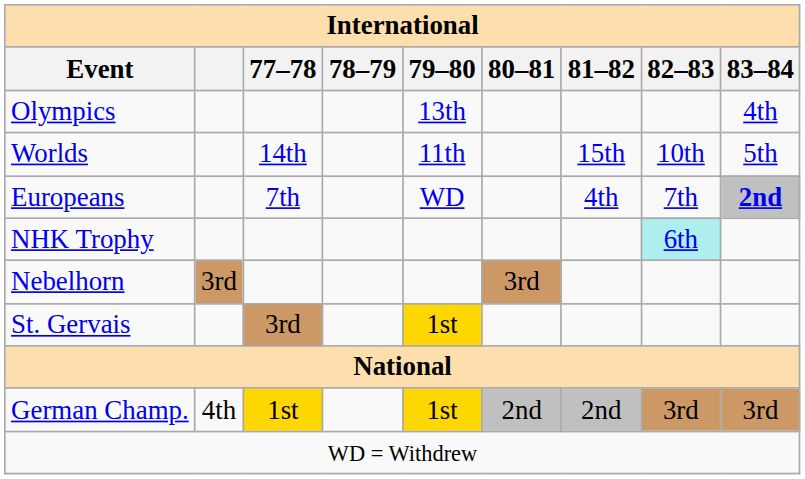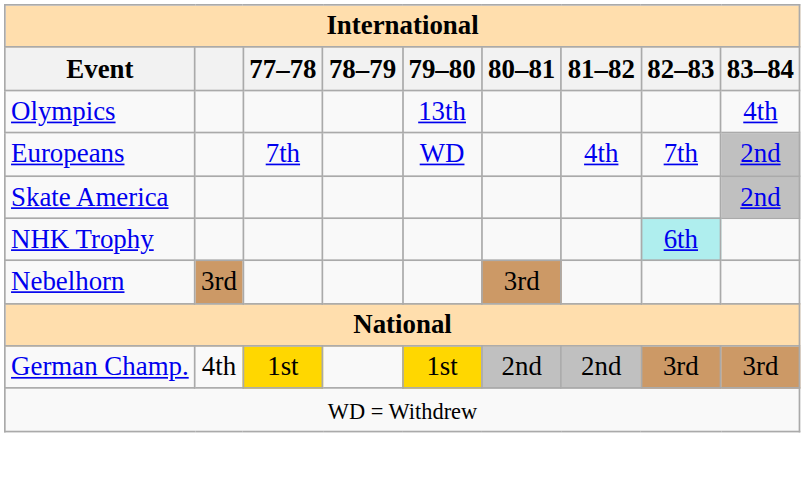- row: (50, 153)
(760, 196) bold -> (760, 153) normal
+ row: (90, 196)
- row: (71, 324)
